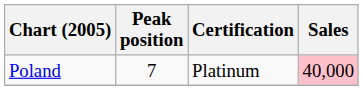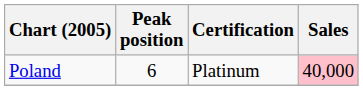(152, 70) 7 -> (152, 70) 6
